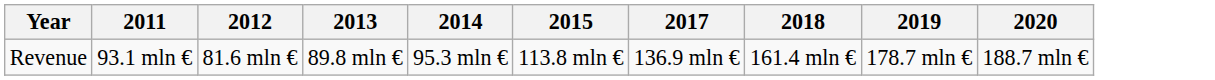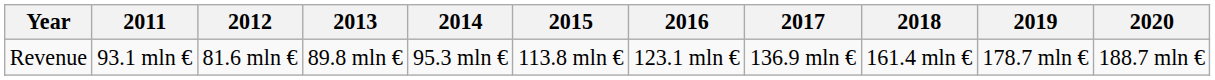+ column: (687, 22)
